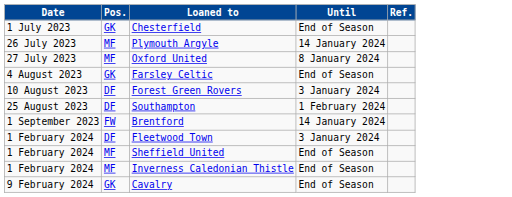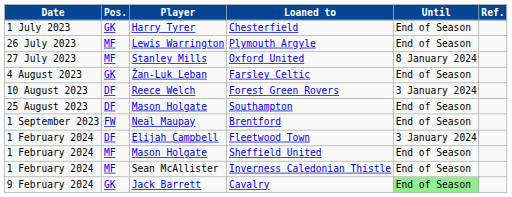+ column: (178, 12)
(342, 44) 14 January 2024 -> (433, 44) End of Season
(342, 106) 1 February 2024 -> (433, 106) End of Season
(342, 122) 14 January 2024 -> (433, 122) End of Season
(336, 185) no background -> (433, 185) lightgreen background
